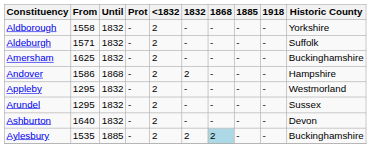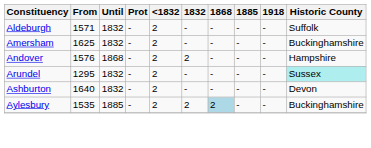- row: (32, 27)
(84, 74) 1586 -> (84, 58) 1576
- row: (24, 89)
(305, 105) no background -> (305, 74) paleturquoise background
